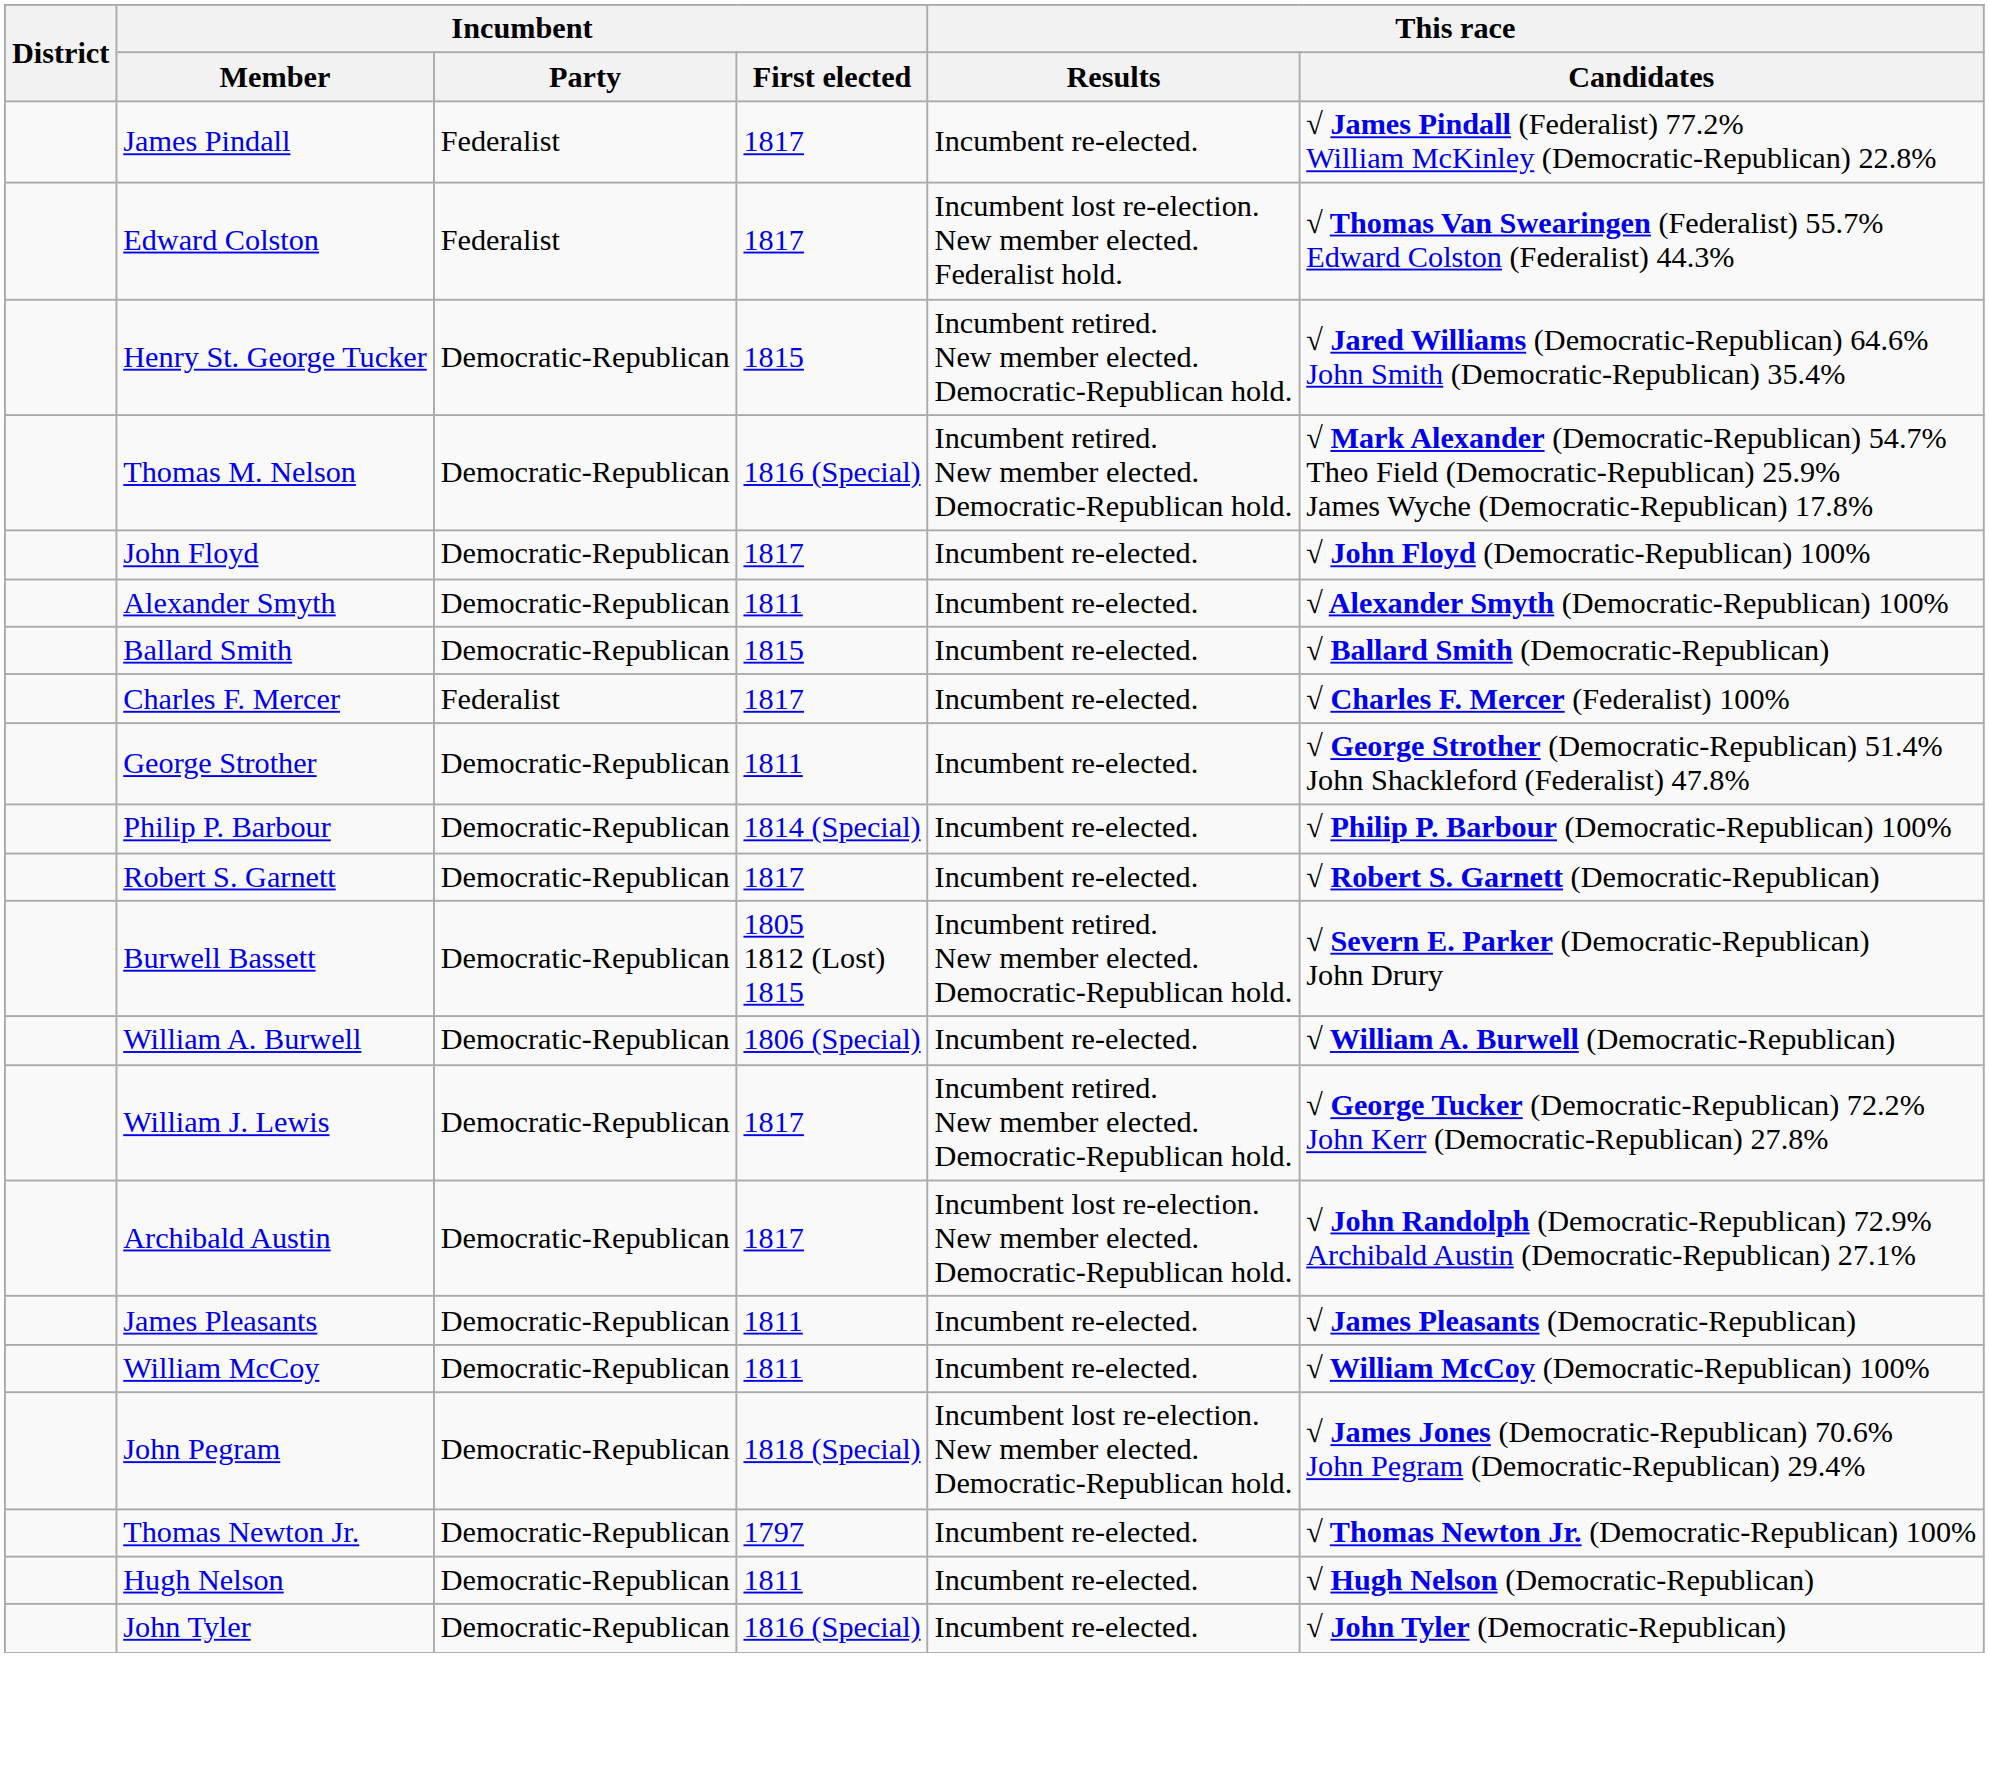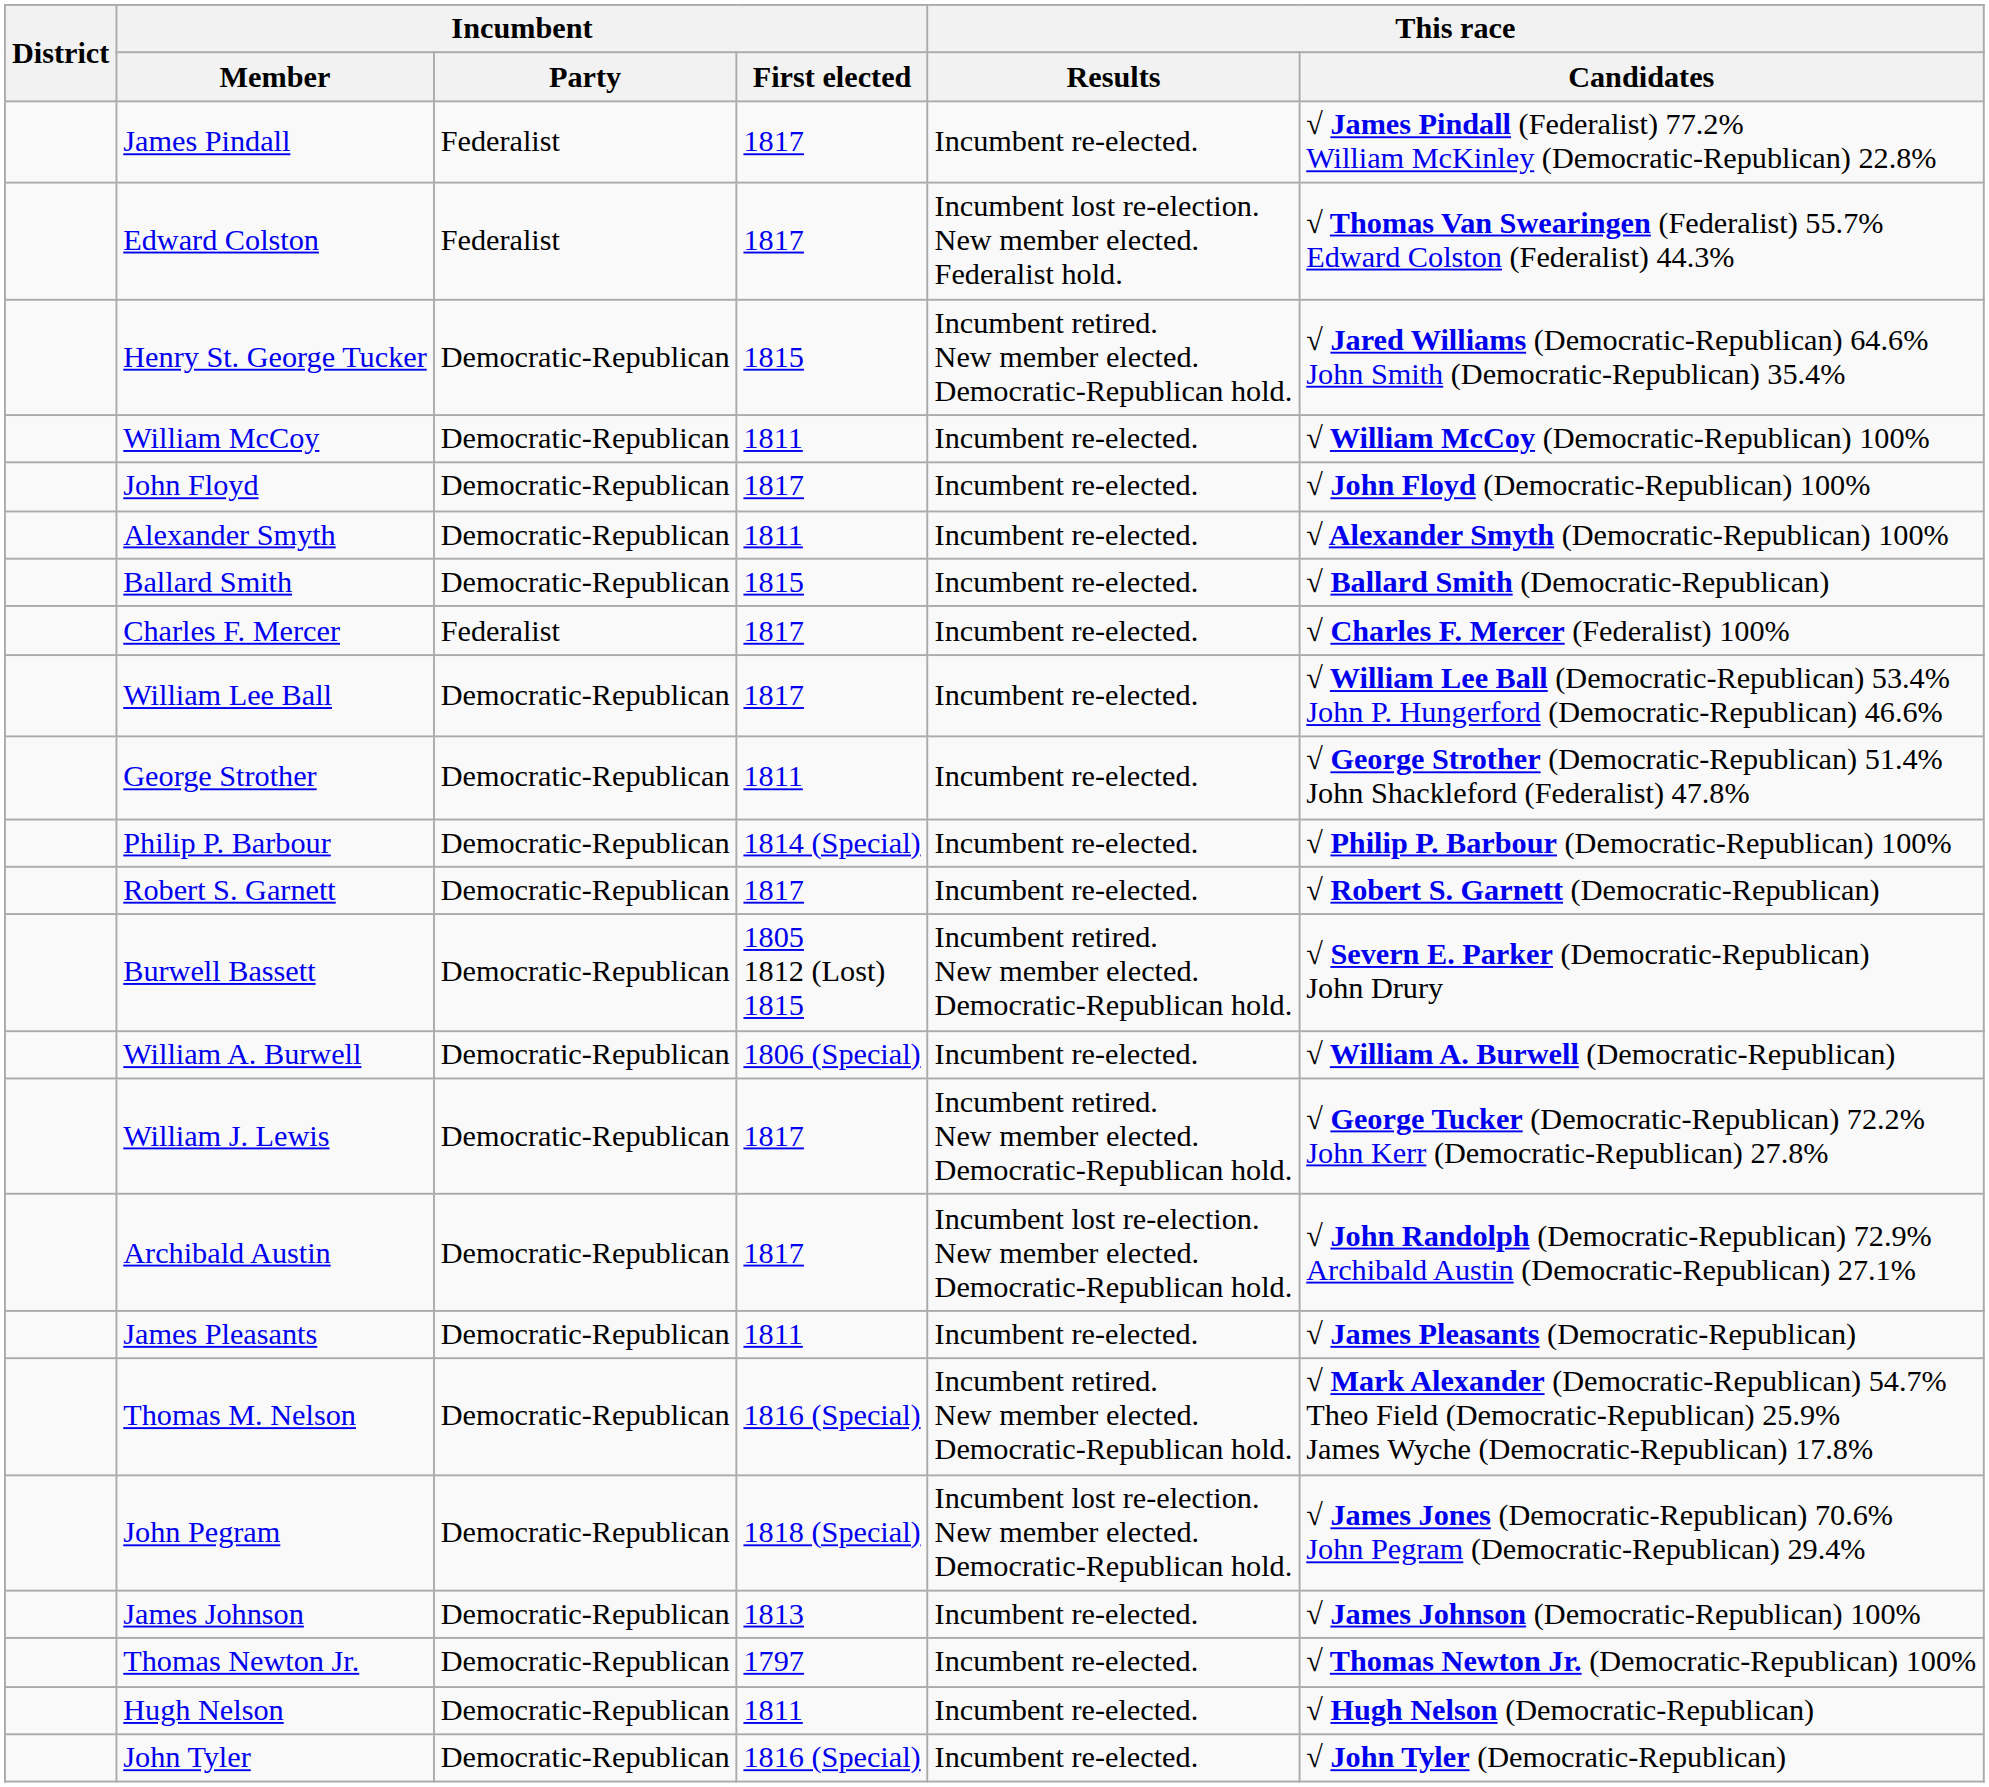rows swapped: (221, 1368) <-> (240, 472)
+ row: (228, 695)
+ row: (214, 1613)
